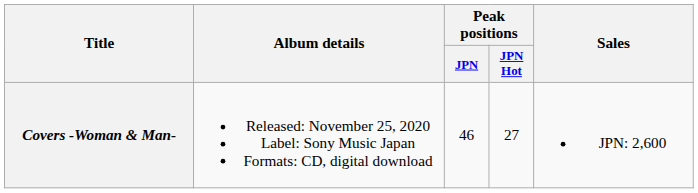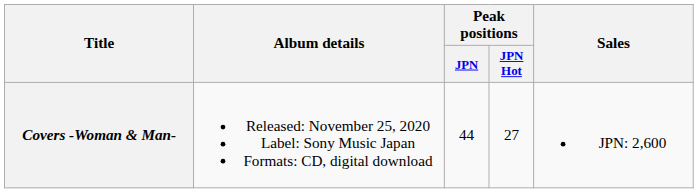(467, 135) 46 -> (467, 135) 44
